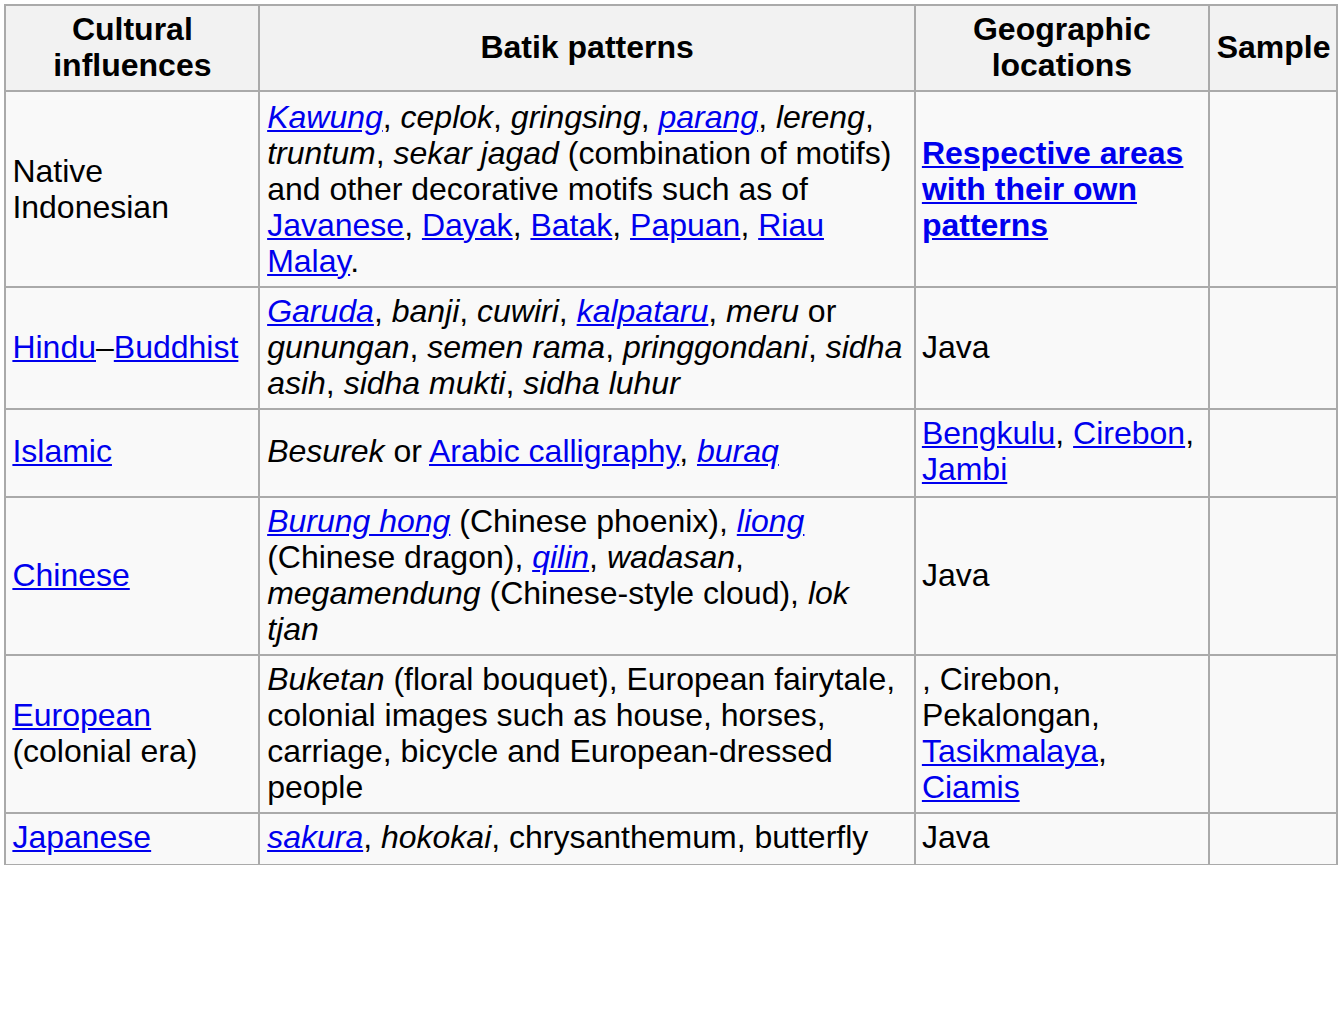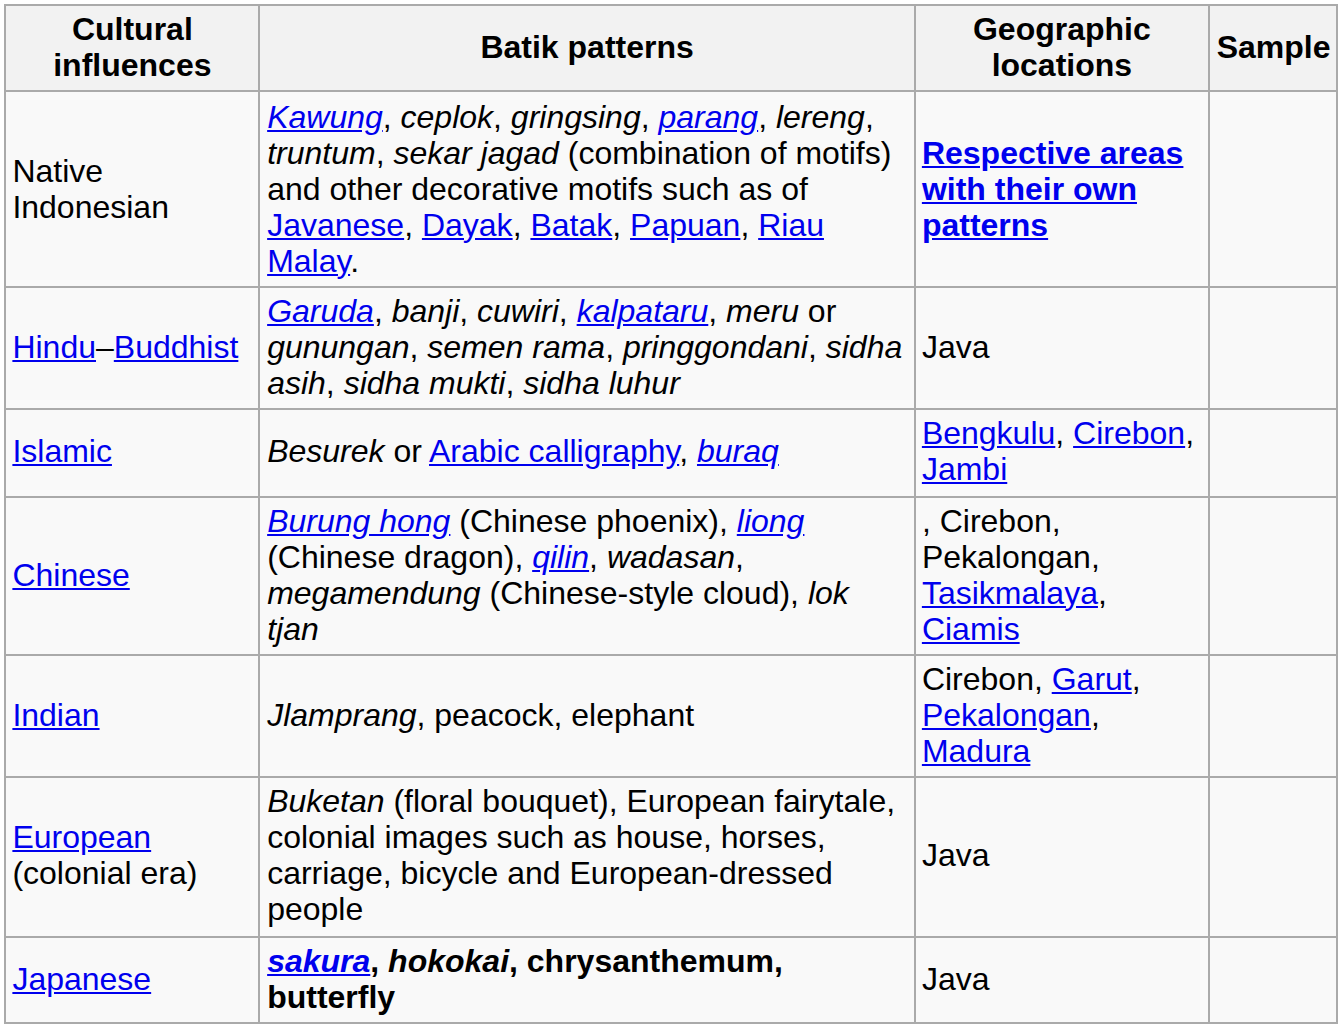(956, 574) Java -> (1014, 574) , Cirebon, Pekalongan, Tasikmalaya, Ciamis
+ row: (56, 715)
(1014, 733) , Cirebon, Pekalongan, Tasikmalaya, Ciamis -> (956, 856) Java
(568, 838) normal -> (525, 979) bold
